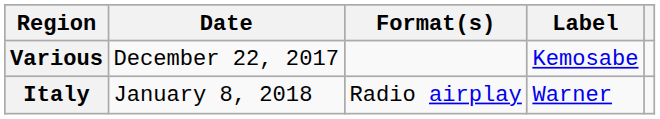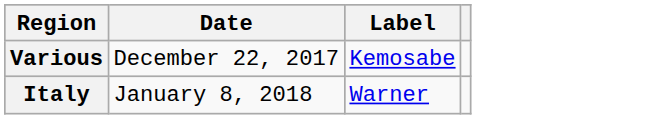- column: (436, 23)
